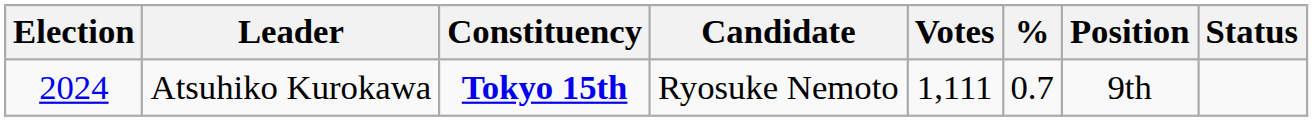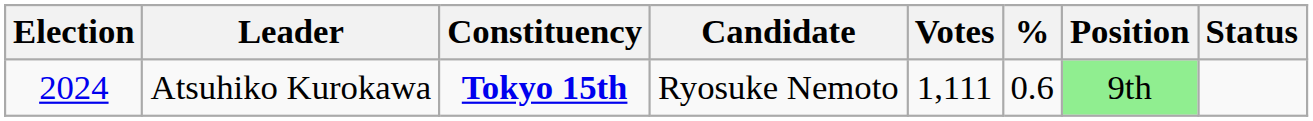(1032, 87) 0.7 -> (1032, 87) 0.6
(1130, 87) no background -> (1130, 87) lightgreen background
